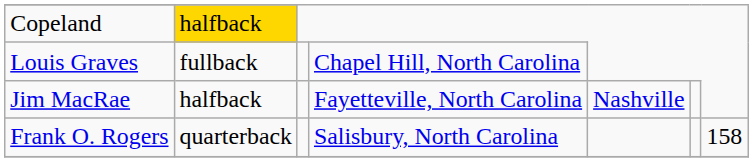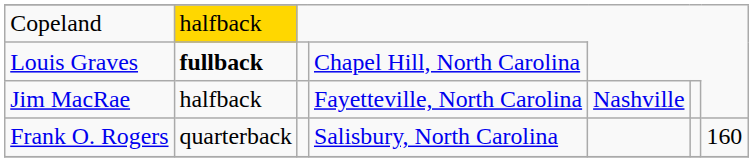(219, 61) normal -> (221, 61) bold
(724, 136) 158 -> (724, 136) 160
